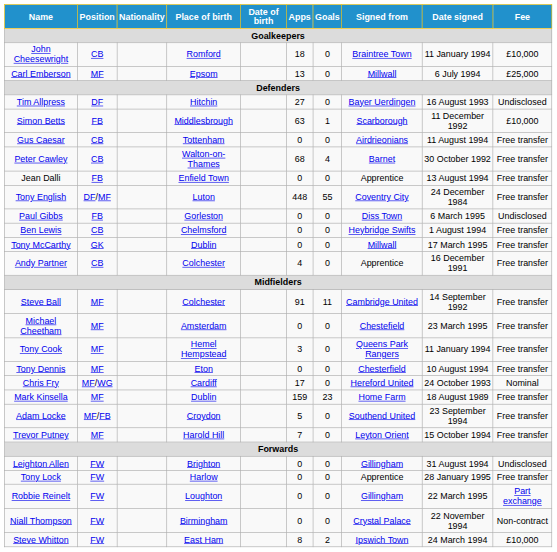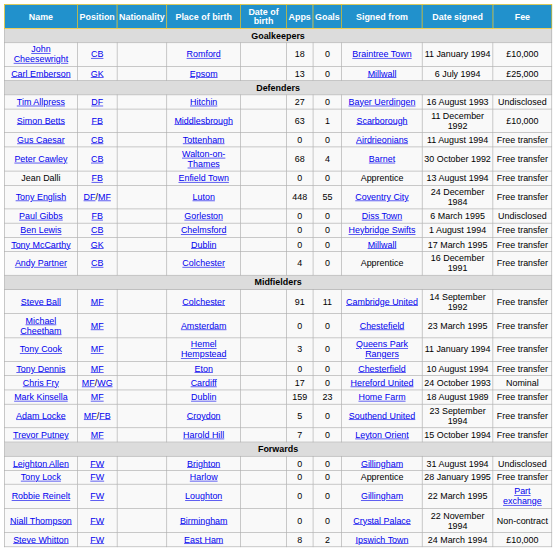(97, 74) MF -> (97, 74) GK
